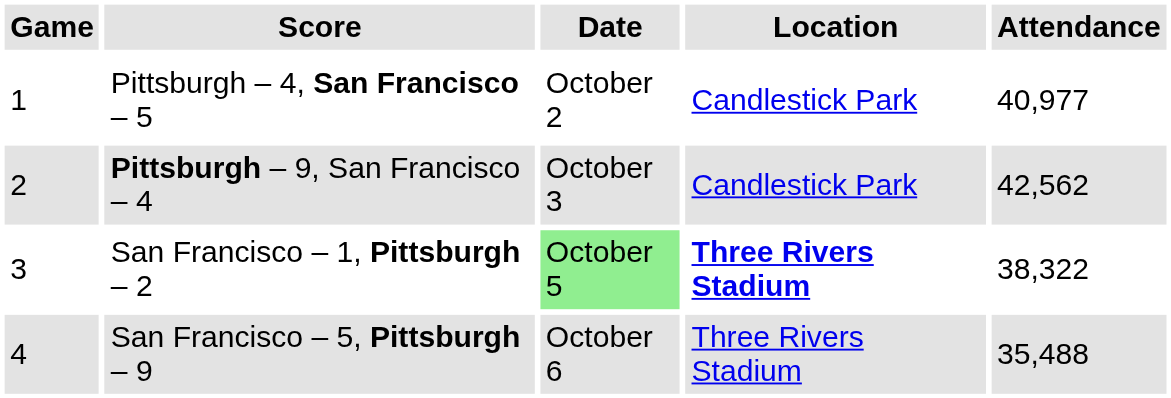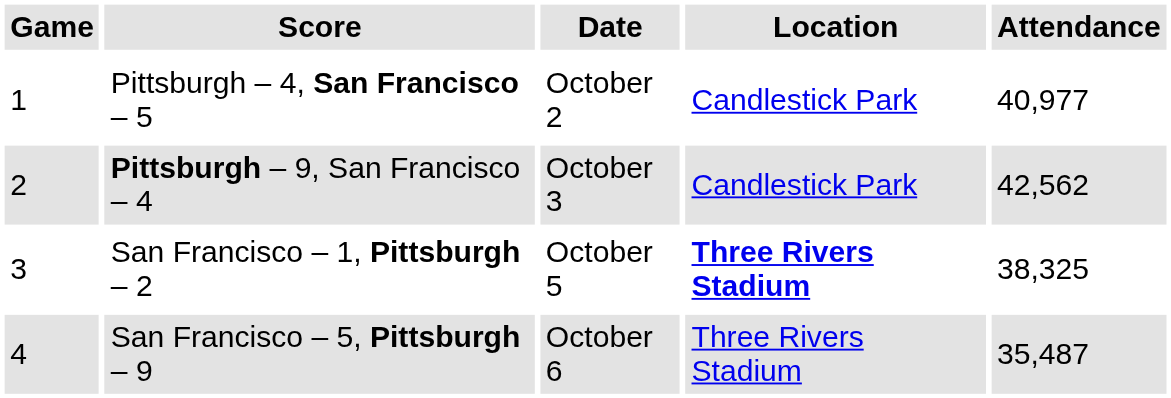(599, 269) lightgreen background -> (599, 269) no background
(1043, 269) 38,322 -> (1043, 269) 38,325
(1043, 353) 35,488 -> (1043, 353) 35,487
